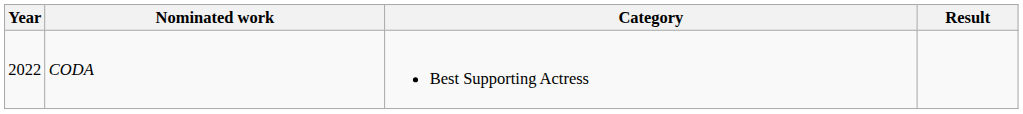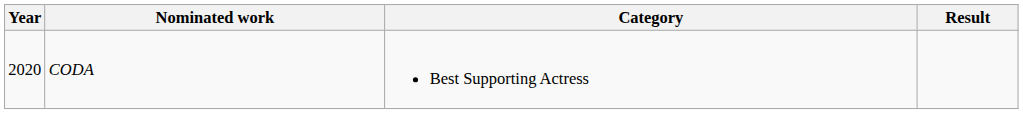(25, 69) 2022 -> (25, 69) 2020
